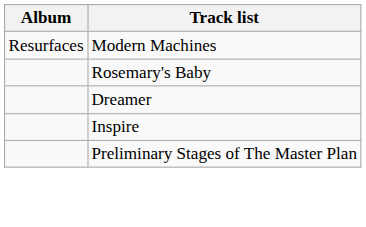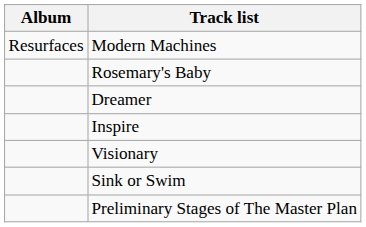+ row: (125, 153)
+ row: (139, 180)
